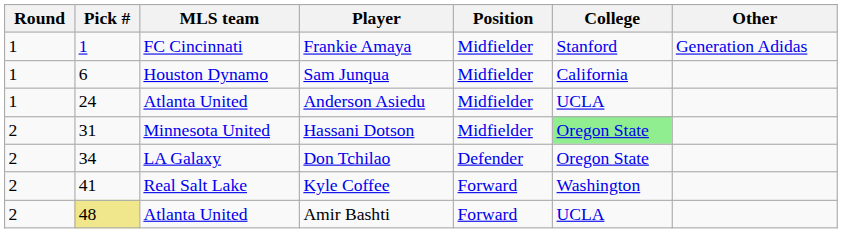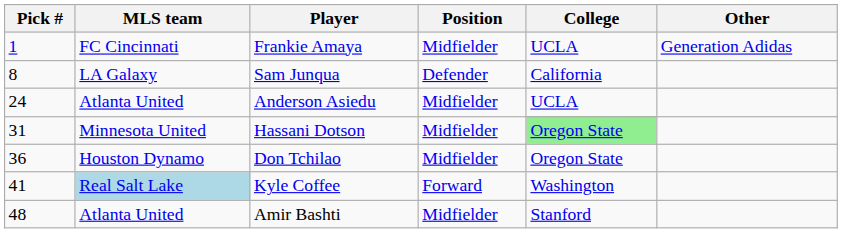- column: (40, 18)
(587, 46) Stanford -> (554, 46) UCLA
(83, 74) 6 -> (13, 74) 8
(206, 74) Houston Dynamo -> (118, 74) LA Galaxy
(495, 74) Midfielder -> (455, 74) Defender
(87, 158) 34 -> (17, 158) 36
(182, 158) LA Galaxy -> (142, 158) Houston Dynamo
(490, 158) Defender -> (460, 158) Midfielder
(195, 185) no background -> (131, 185) lightblue background
(87, 213) khaki background -> (17, 213) no background
(487, 213) Forward -> (460, 213) Midfielder
(581, 213) UCLA -> (561, 213) Stanford
